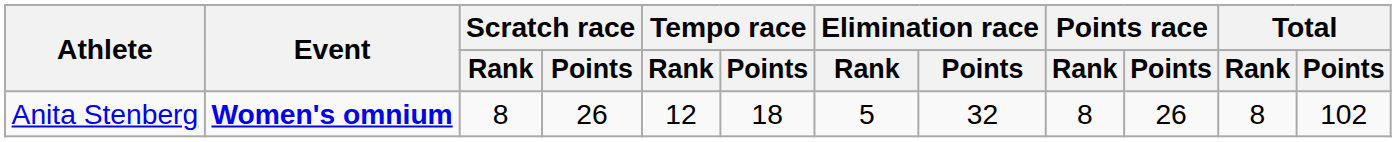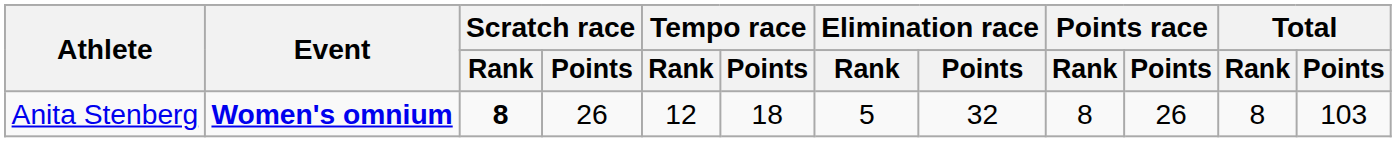(501, 114) normal -> (501, 114) bold
(1344, 114) 102 -> (1344, 114) 103
